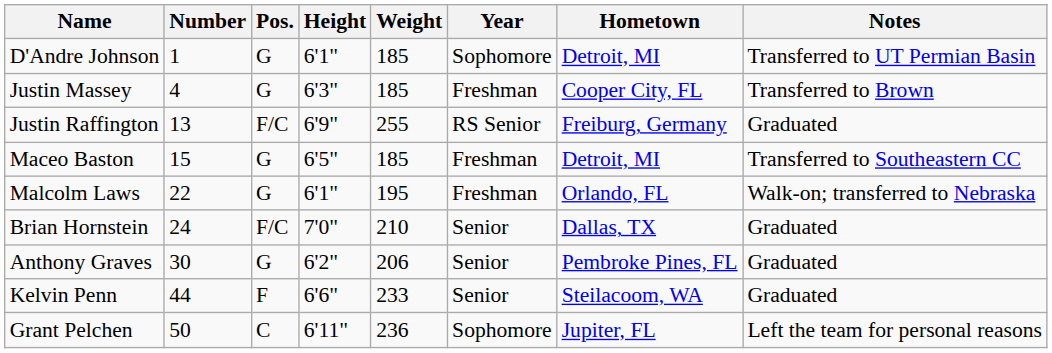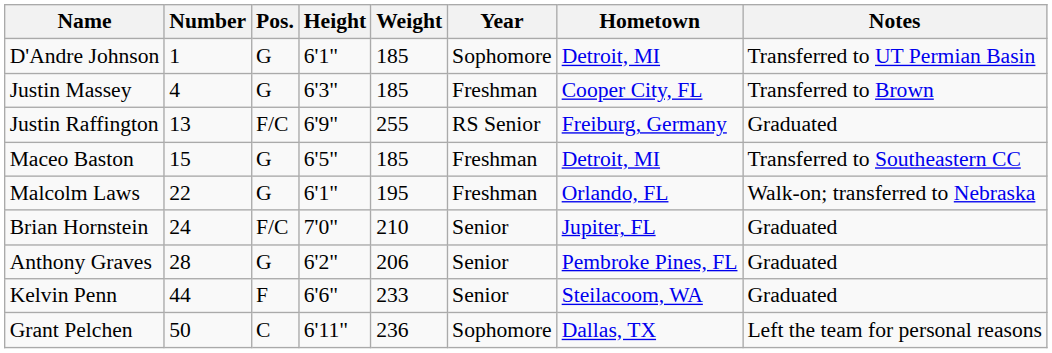(609, 227) Dallas, TX -> (609, 227) Jupiter, FL
(180, 261) 30 -> (180, 261) 28
(609, 329) Jupiter, FL -> (609, 329) Dallas, TX
